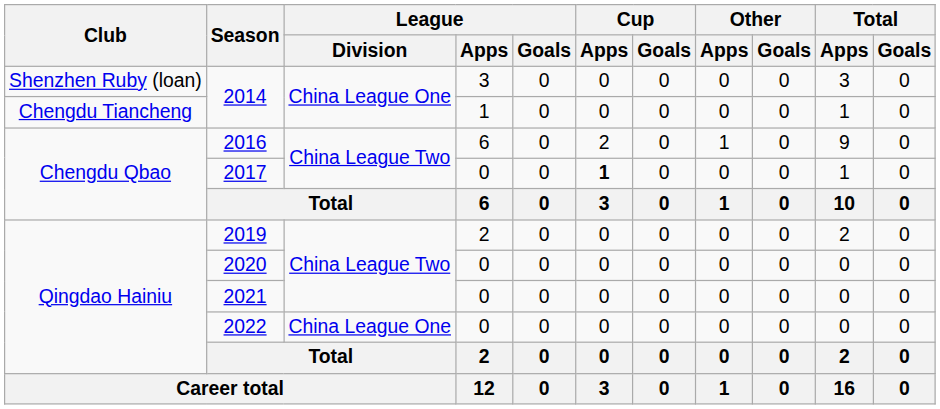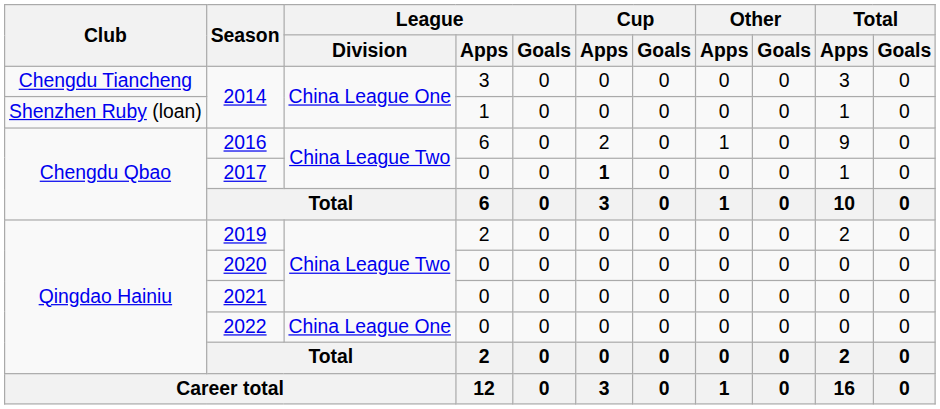(105, 81) Shenzhen Ruby (loan) -> (105, 81) Chengdu Tiancheng
(105, 111) Chengdu Tiancheng -> (105, 111) Shenzhen Ruby (loan)
